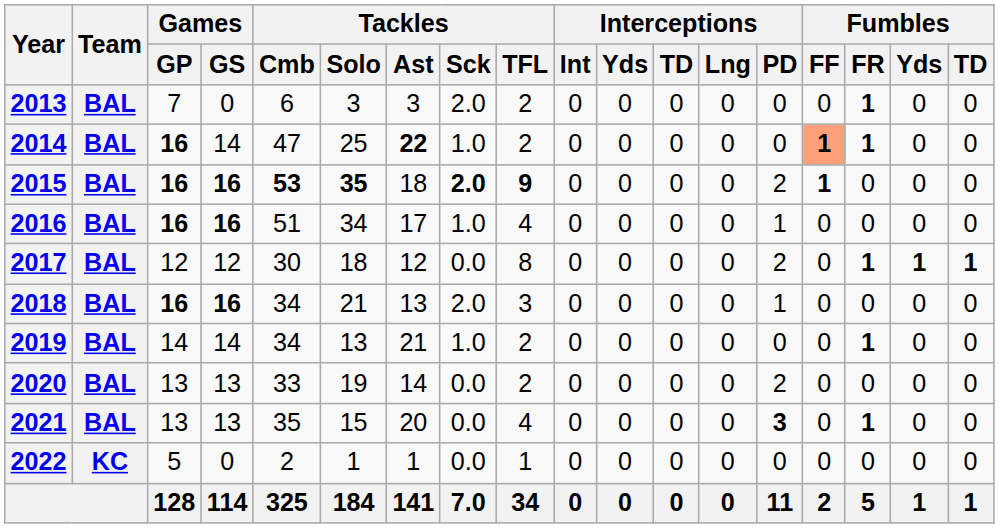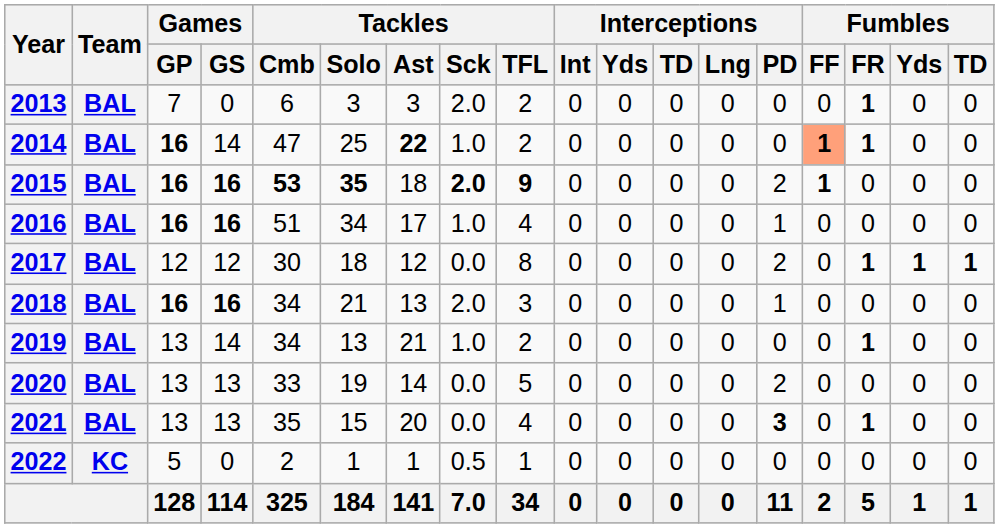(174, 343) 14 -> (174, 343) 13
(525, 382) 2 -> (525, 382) 5
(468, 462) 0.0 -> (468, 462) 0.5
